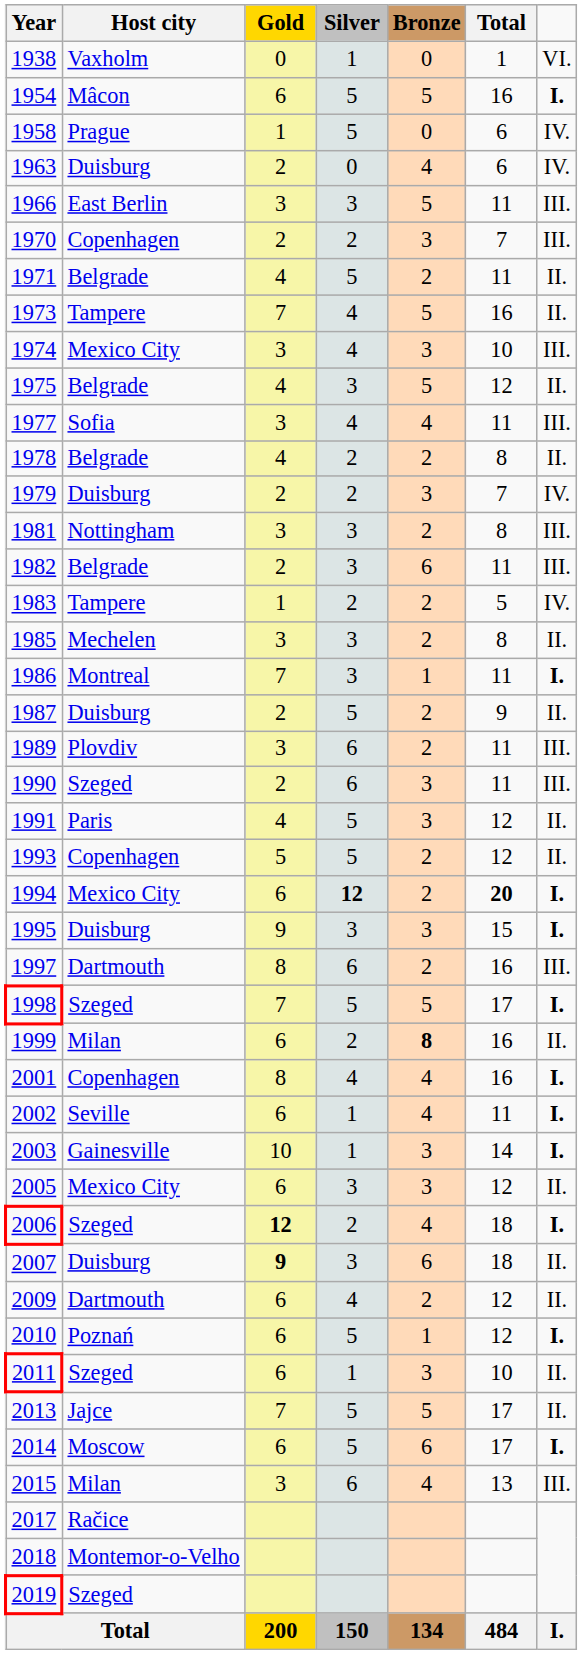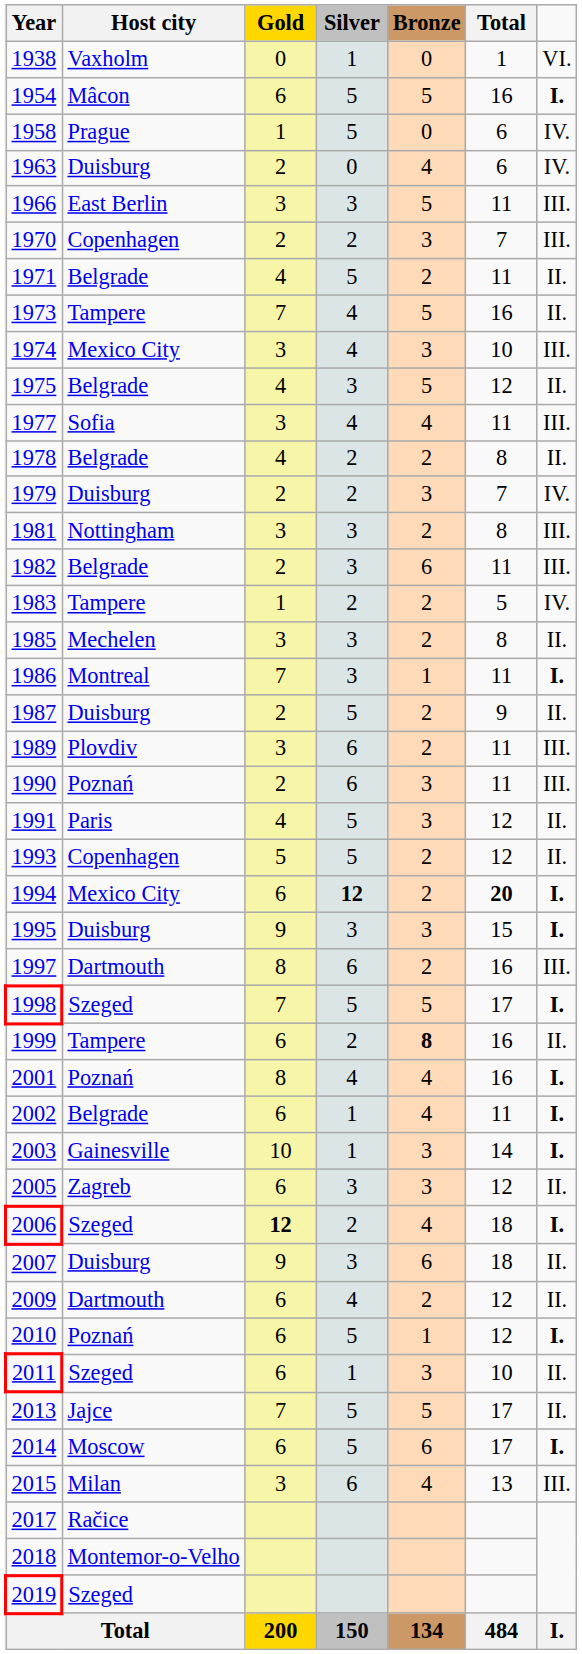(100, 784) Szeged -> (100, 784) Poznań
(94, 1041) Milan -> (106, 1041) Tampere
(123, 1077) Copenhagen -> (100, 1077) Poznań
(99, 1114) Seville -> (108, 1114) Belgrade
(124, 1187) Mexico City -> (99, 1187) Zagreb
(281, 1261) bold -> (281, 1261) normal
